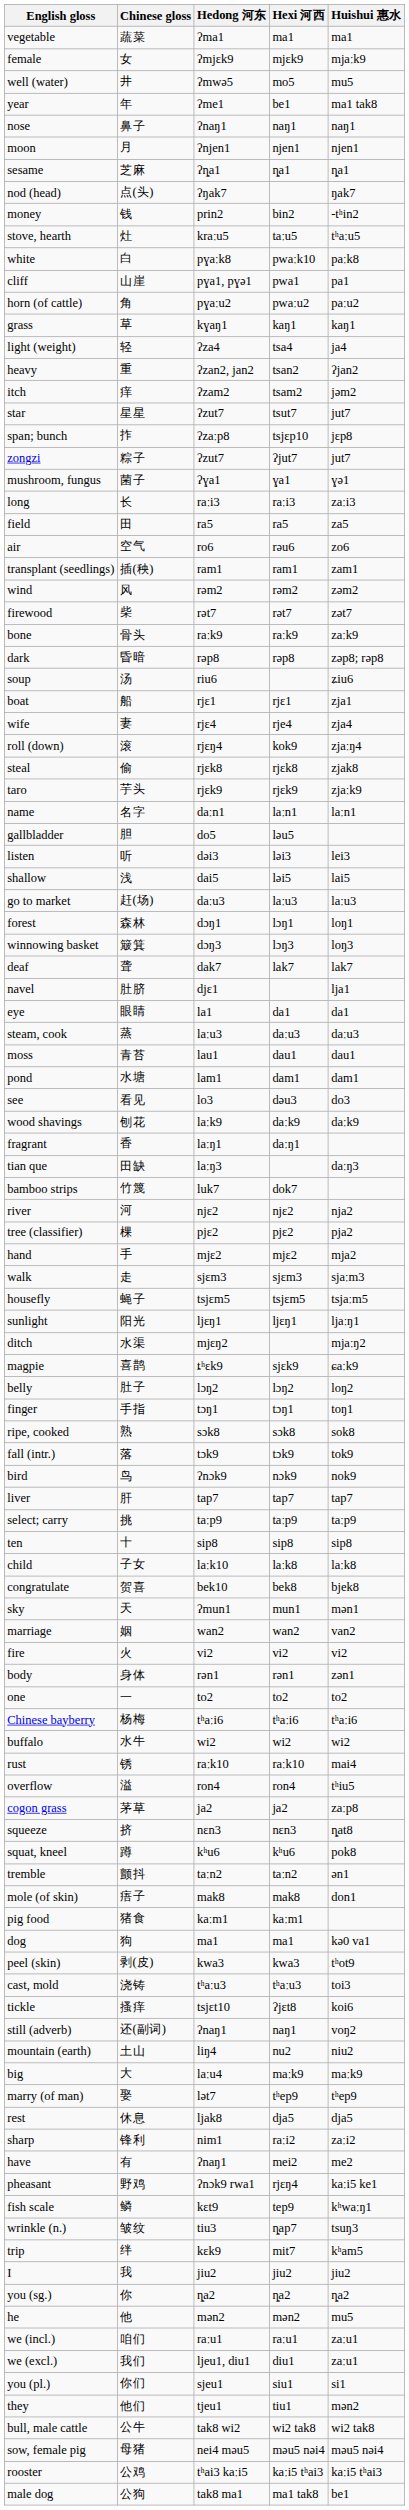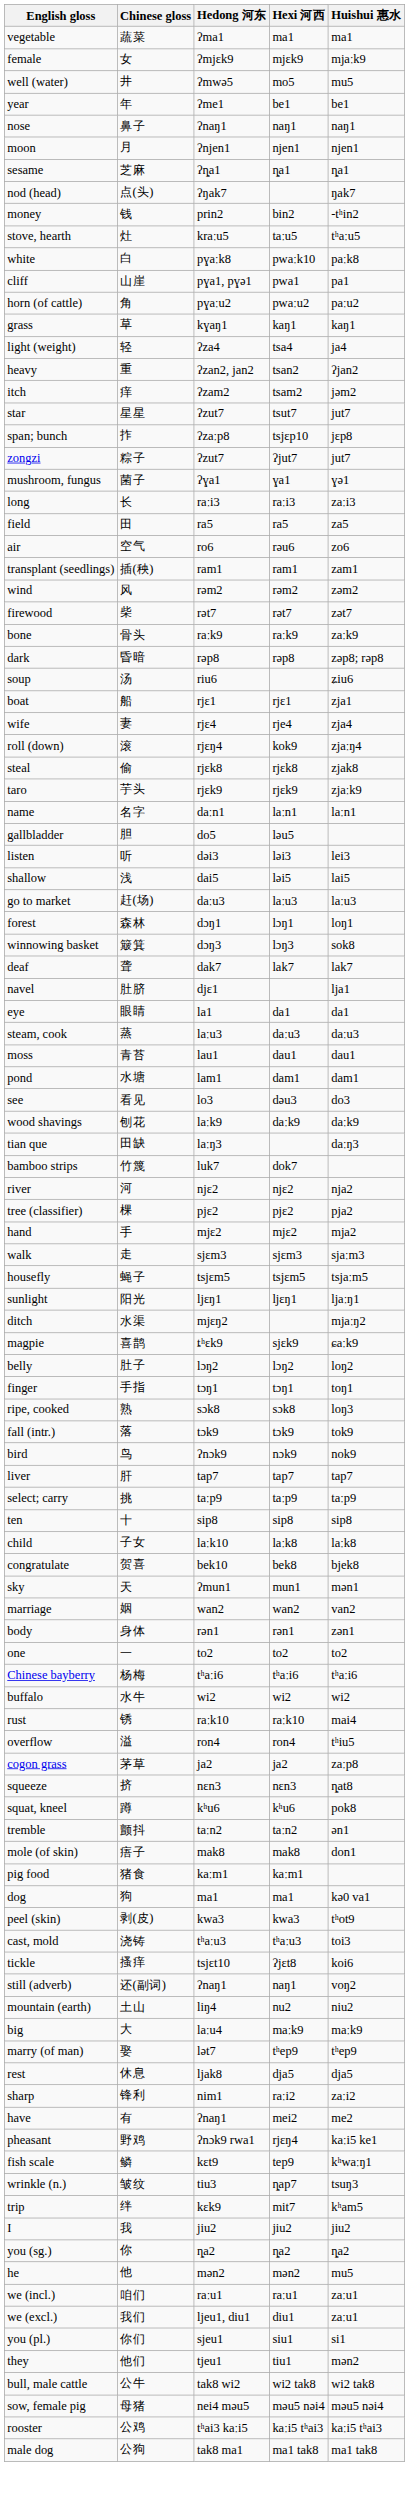(354, 104) ma1 tak8 -> (340, 104) be1
(342, 945) loŋ3 -> (343, 945) sok8
- row: (27, 1144)
(343, 1432) sok8 -> (342, 1409) loŋ3
- row: (16, 1653)
(340, 2494) be1 -> (354, 2450) ma1 tak8
